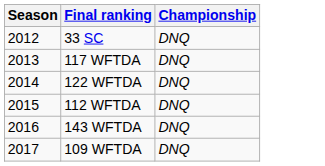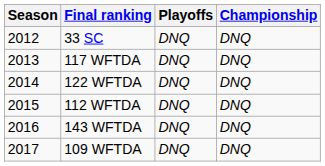+ column: (186, 15)
